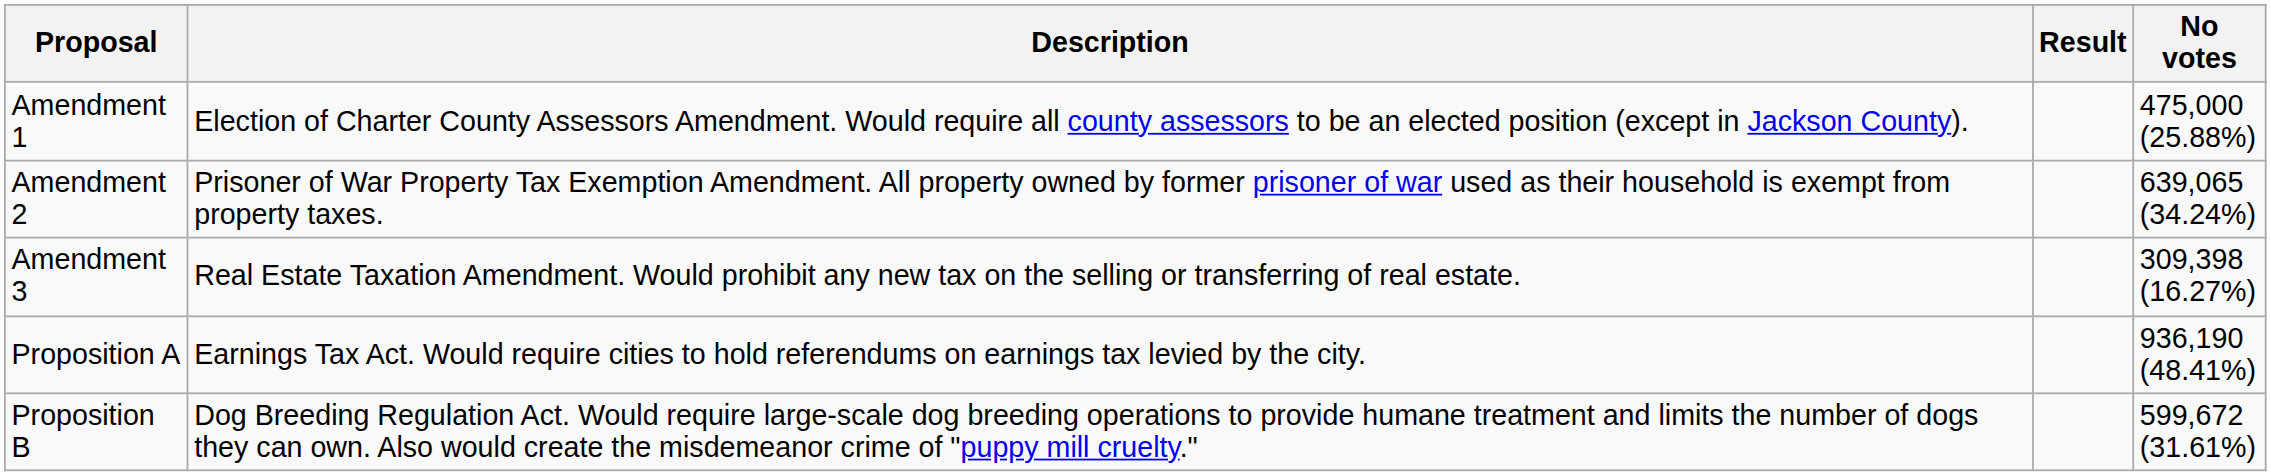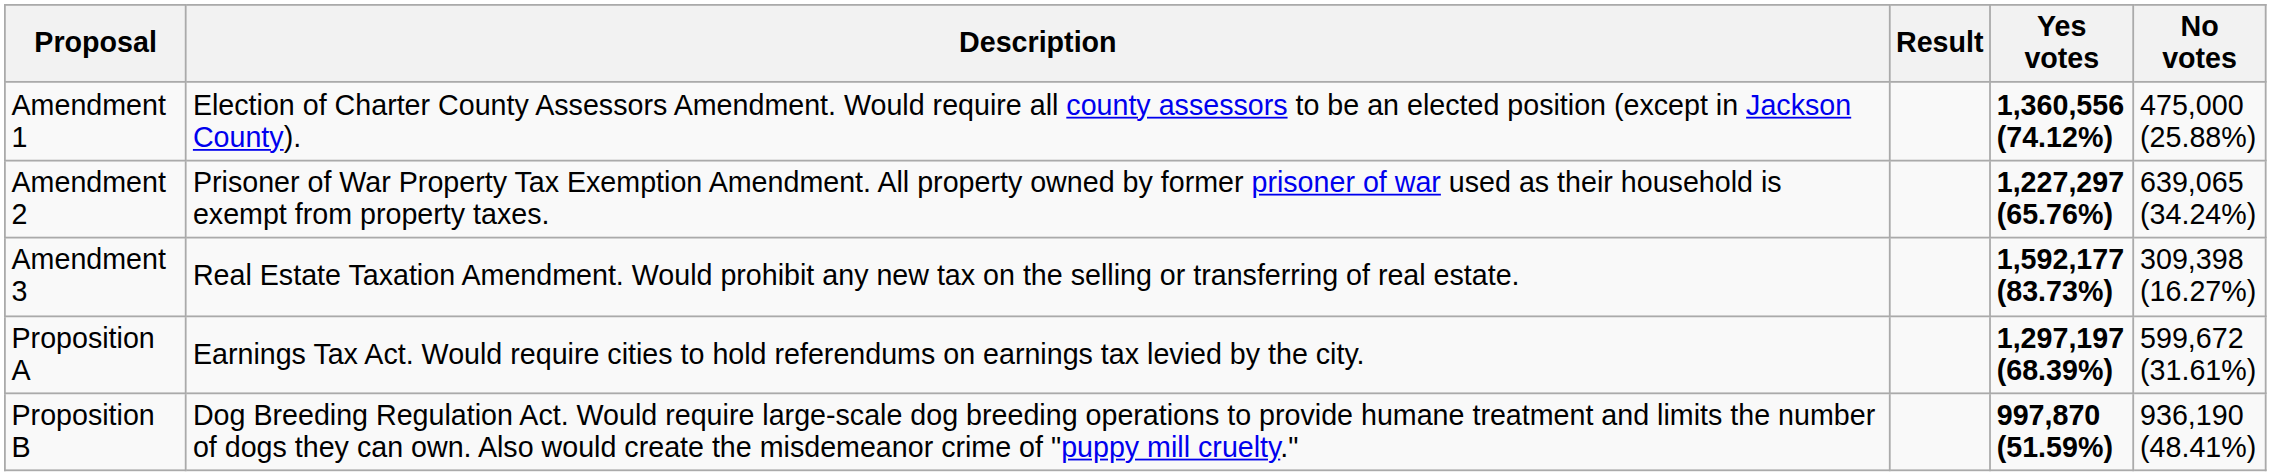+ column: (2062, 43)
(2198, 353) 936,190 (48.41%) -> (2198, 353) 599,672 (31.61%)
(2198, 431) 599,672 (31.61%) -> (2198, 431) 936,190 (48.41%)
